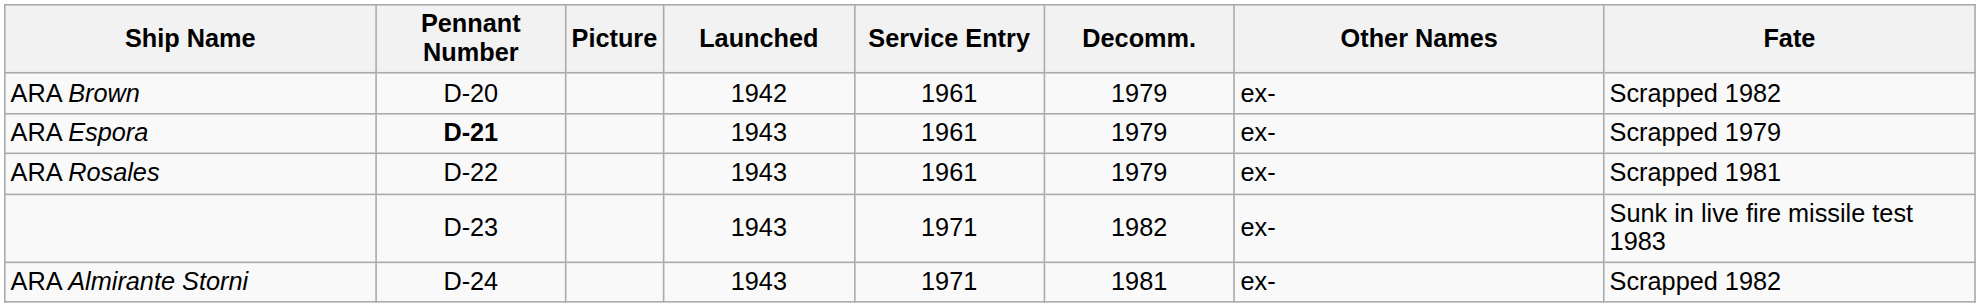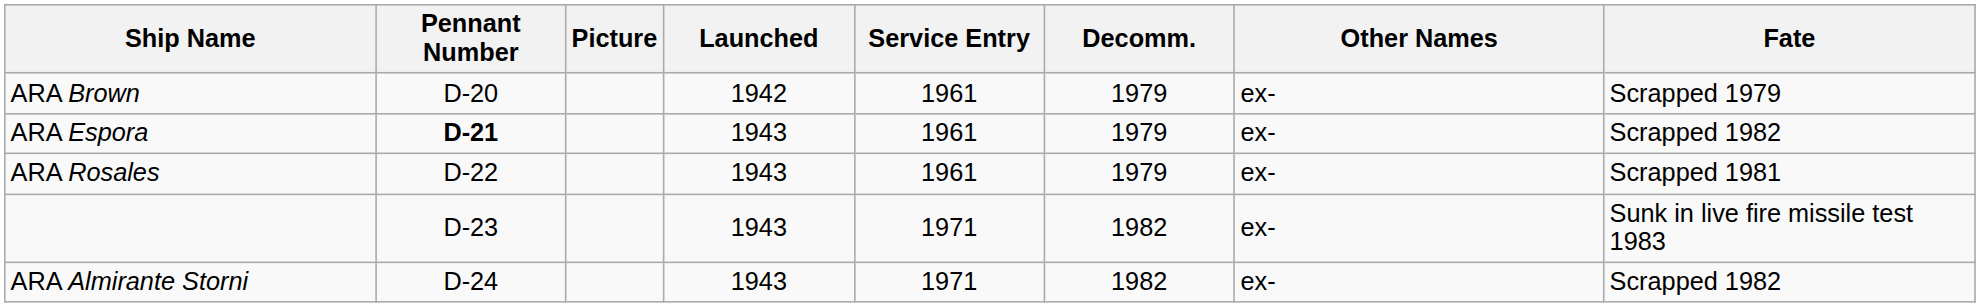(1695, 93) Scrapped 1982 -> (1695, 93) Scrapped 1979
(1695, 133) Scrapped 1979 -> (1695, 133) Scrapped 1982
(1139, 281) 1981 -> (1139, 281) 1982
